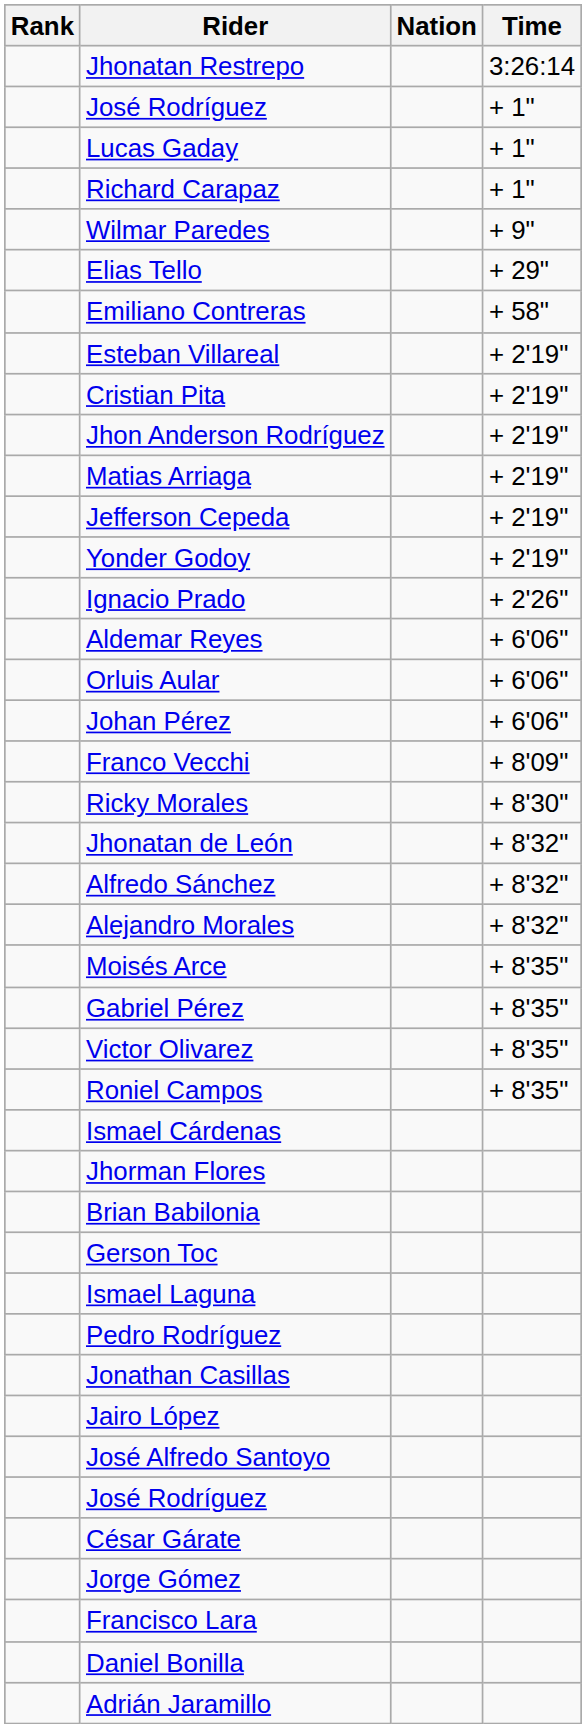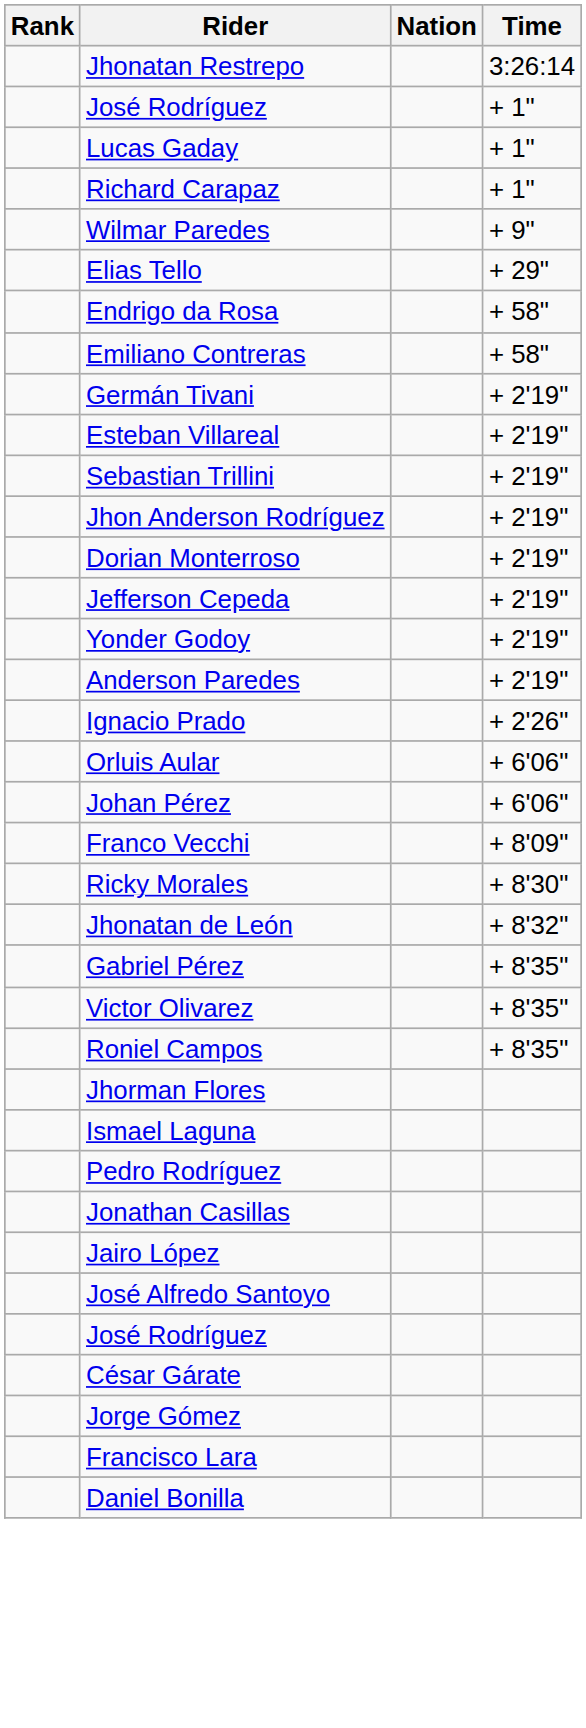+ row: (182, 312)
+ row: (170, 394)
- row: (156, 394)
+ row: (180, 475)
- row: (169, 475)
+ row: (193, 557)
+ row: (193, 680)
- row: (174, 639)
- row: (181, 885)
- row: (190, 925)
- row: (156, 966)
- row: (184, 1130)
- row: (173, 1212)
- row: (152, 1253)
- row: (179, 1703)
